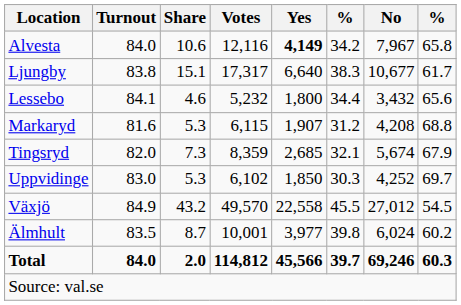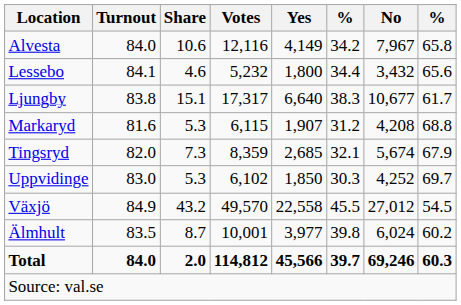(303, 44) bold -> (303, 44) normal
rows swapped: (36, 98) <-> (37, 71)
